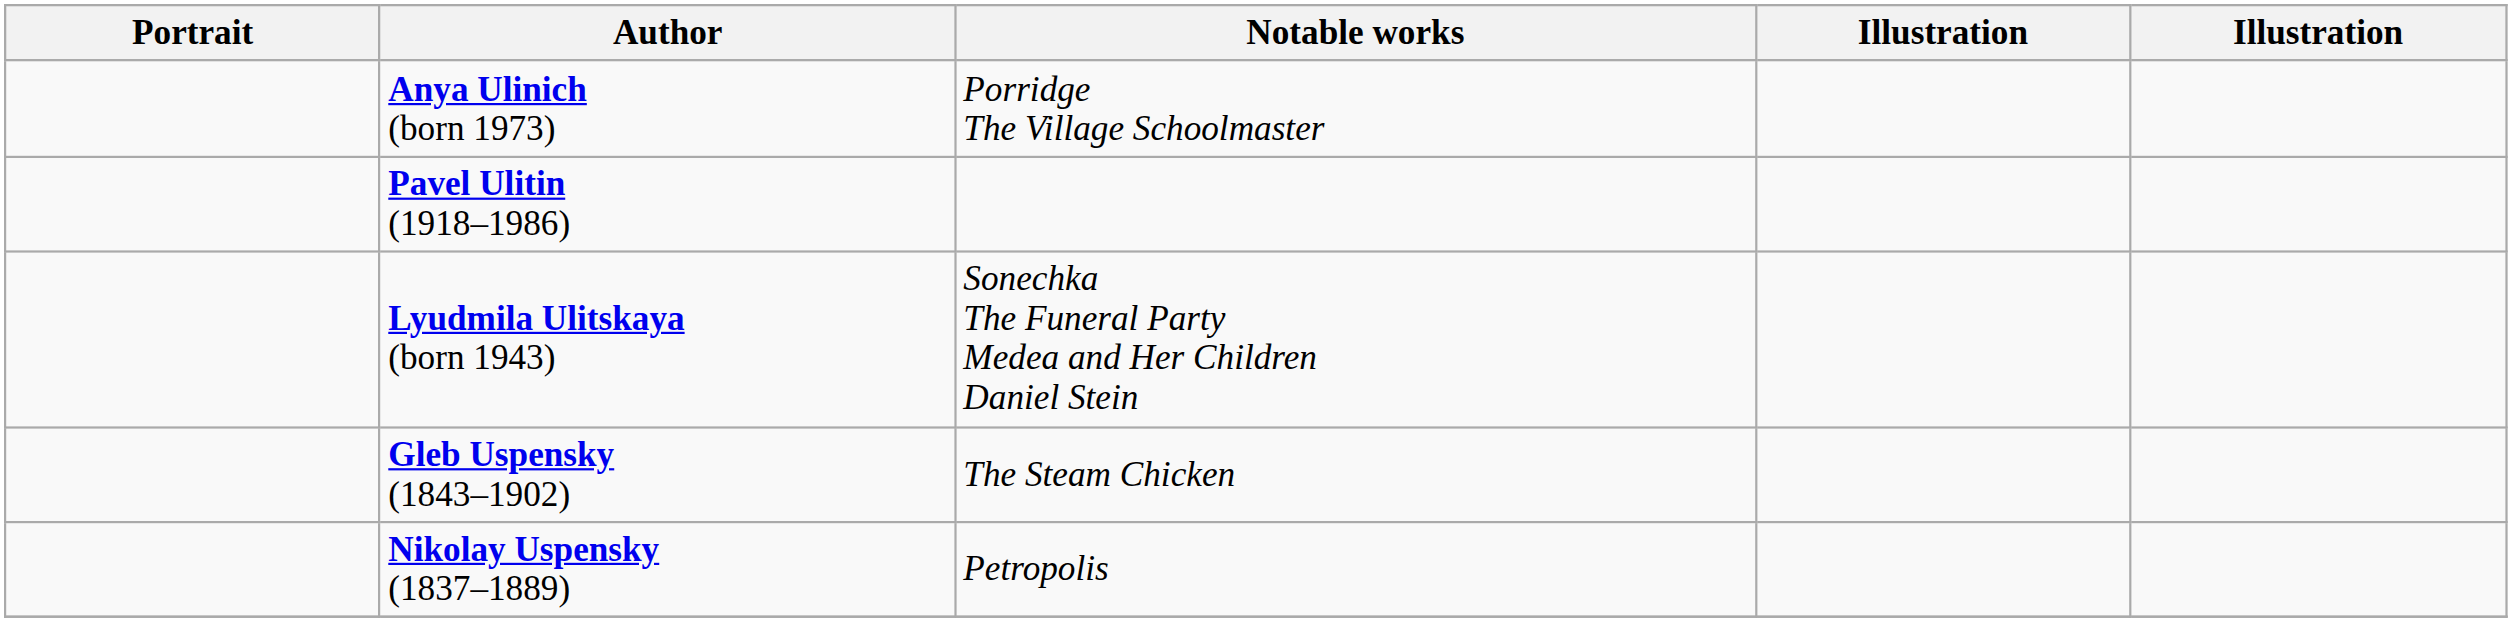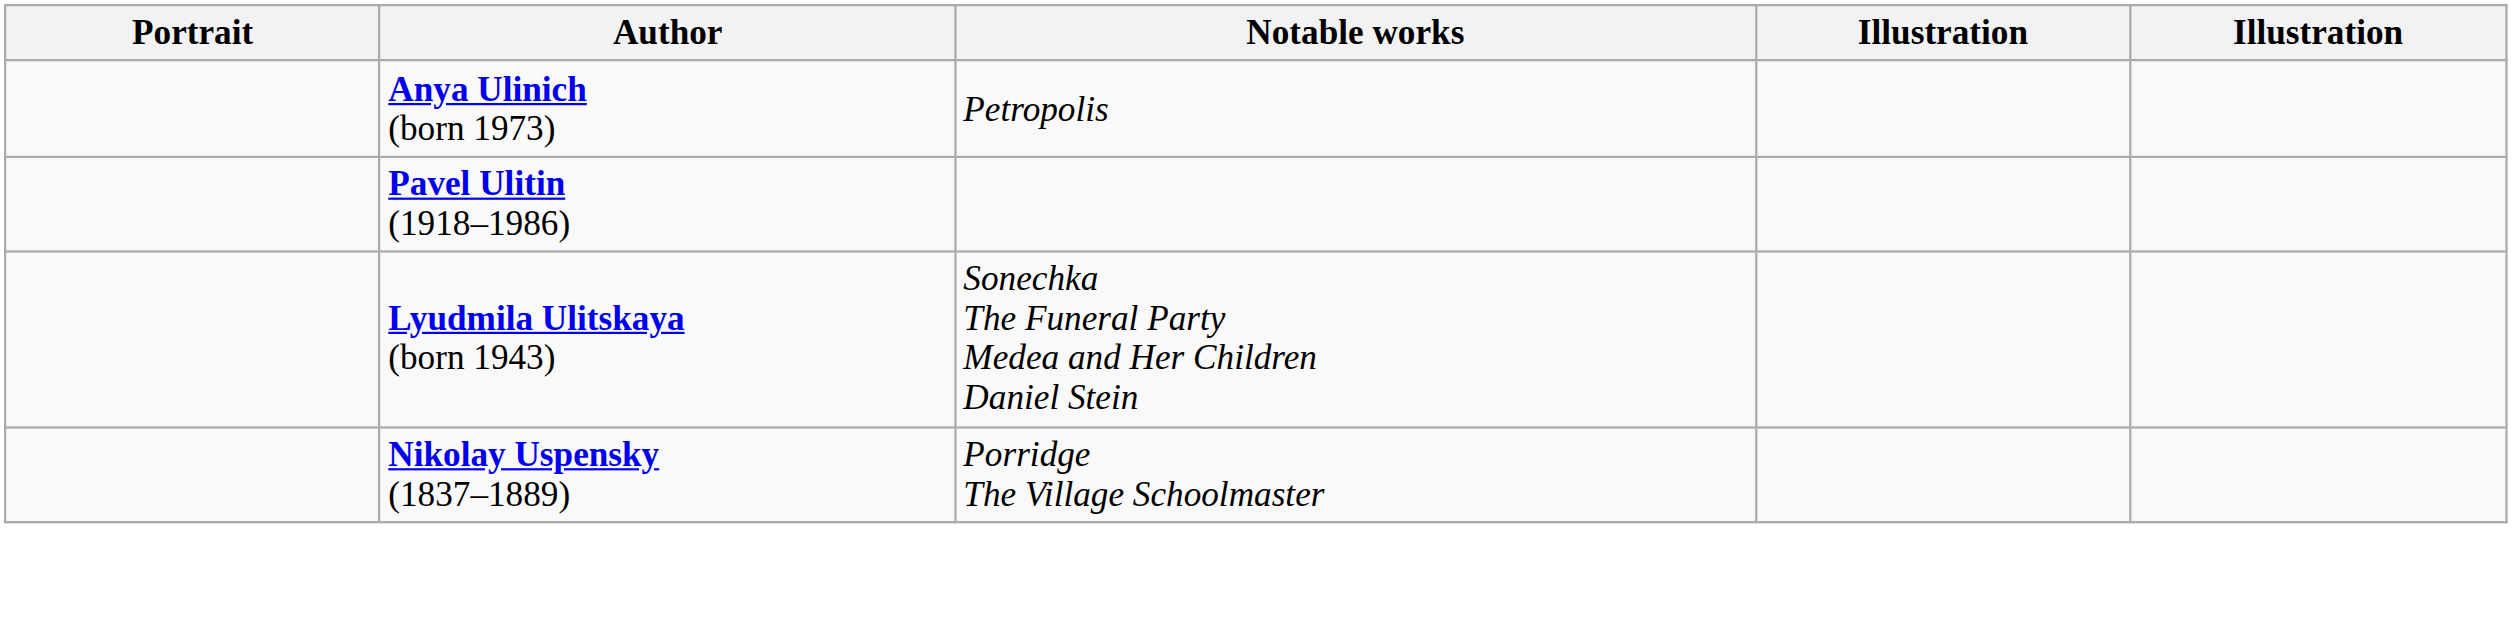(1144, 108) Porridge The Village Schoolmaster -> (1036, 108) Petropolis
- row: (501, 473)
(1036, 568) Petropolis -> (1144, 473) Porridge The Village Schoolmaster
